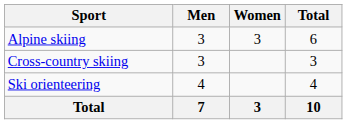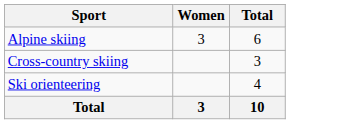- column: (201, 15)
